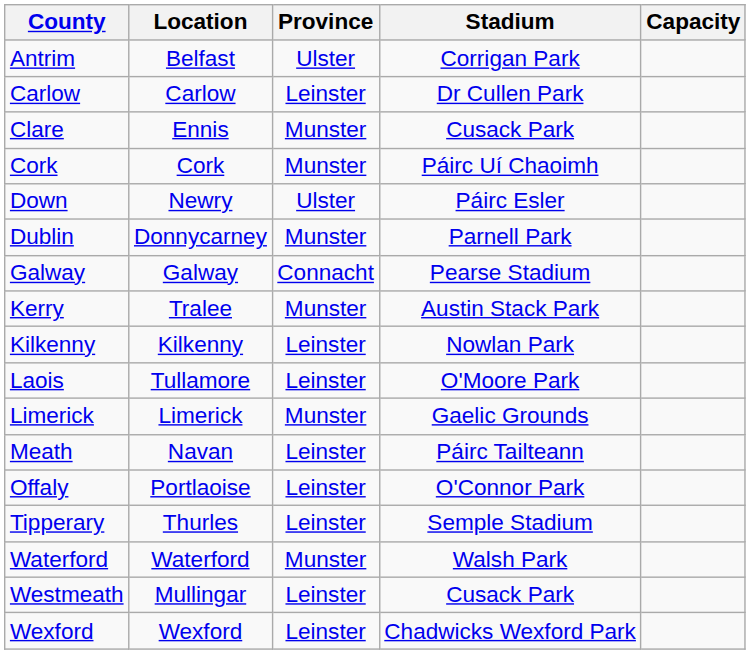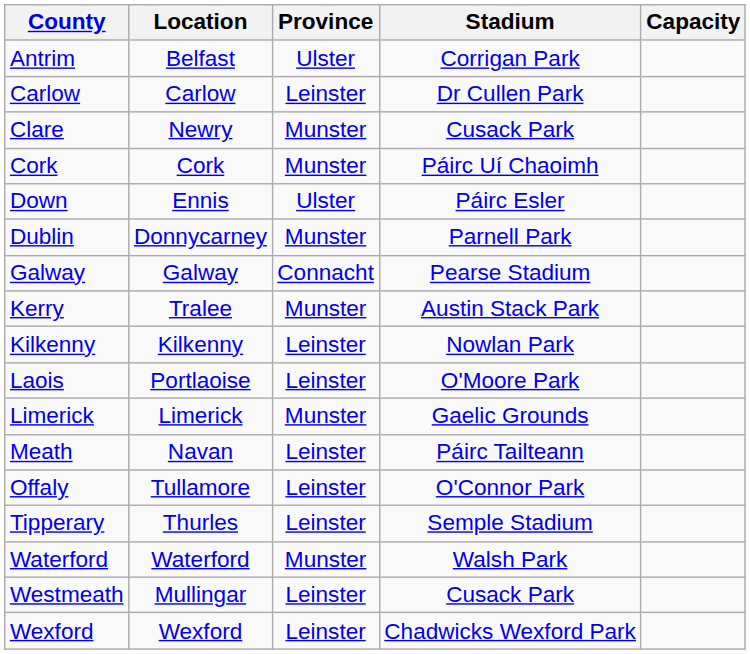(200, 129) Ennis -> (200, 129) Newry
(200, 201) Newry -> (200, 201) Ennis
(200, 380) Tullamore -> (200, 380) Portlaoise
(200, 487) Portlaoise -> (200, 487) Tullamore
